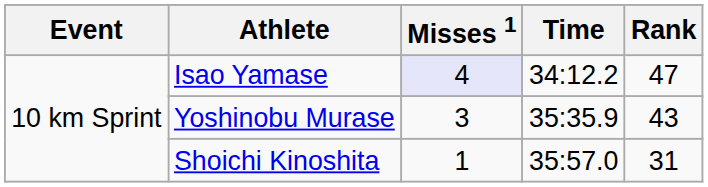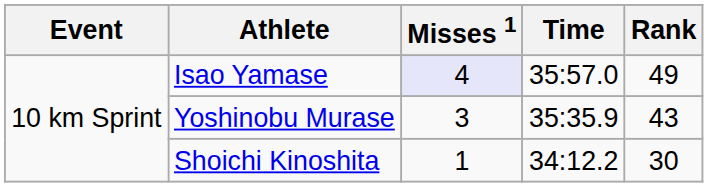(574, 76) 34:12.2 -> (574, 76) 35:57.0
(664, 76) 47 -> (664, 76) 49
(574, 160) 35:57.0 -> (574, 160) 34:12.2
(664, 160) 31 -> (664, 160) 30
